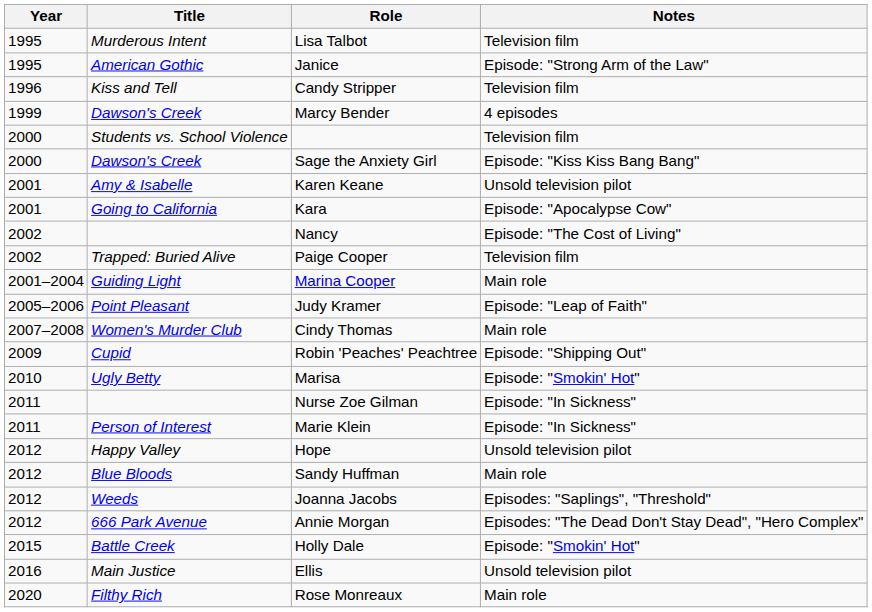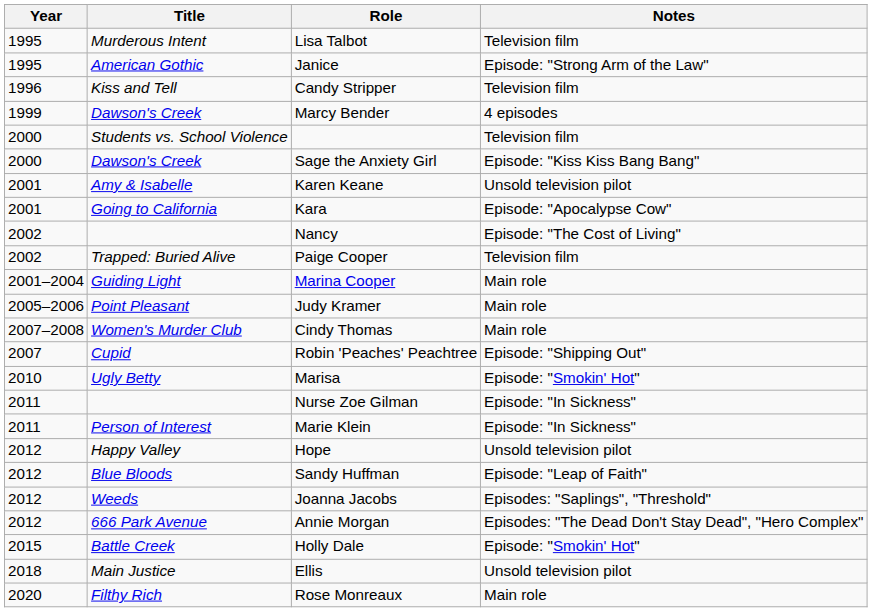(566, 305) Episode: "Leap of Faith" -> (515, 305) Main role
(25, 354) 2009 -> (25, 354) 2007
(515, 474) Main role -> (566, 474) Episode: "Leap of Faith"
(25, 570) 2016 -> (25, 570) 2018
